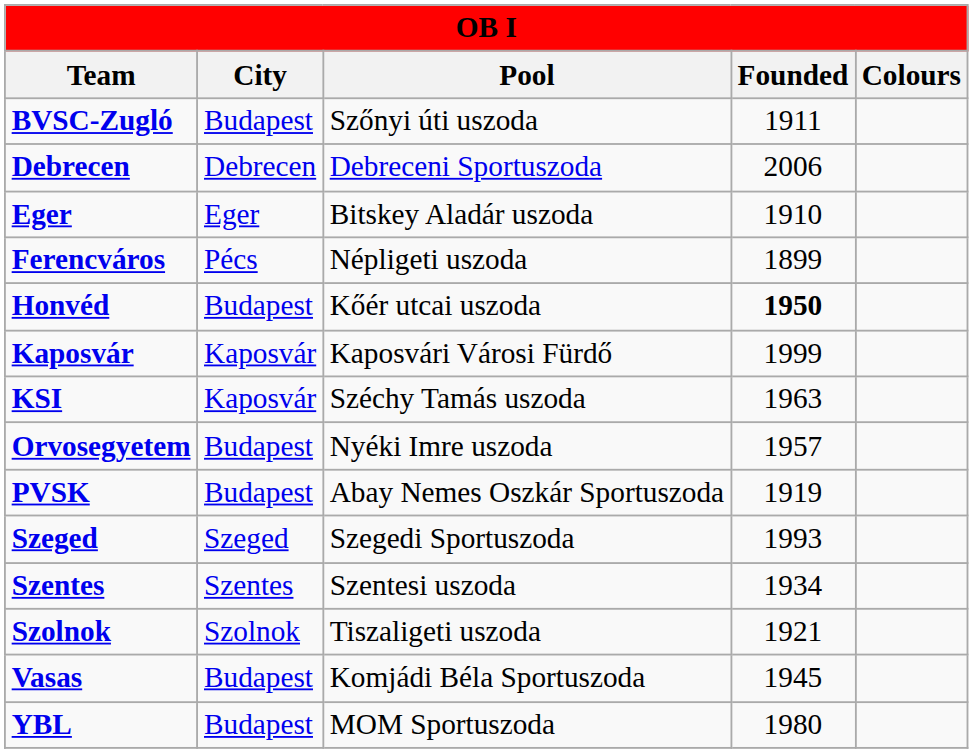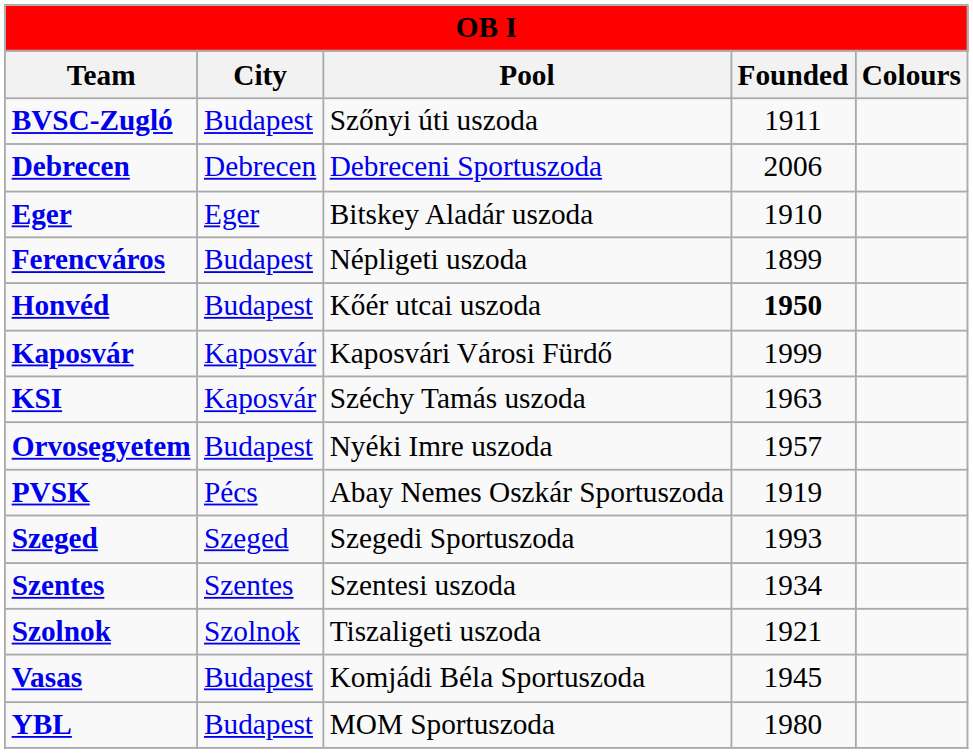(231, 259) Pécs -> (258, 259) Budapest
(258, 492) Budapest -> (231, 492) Pécs
